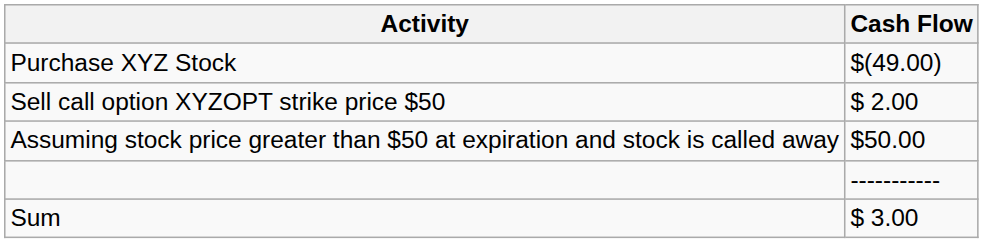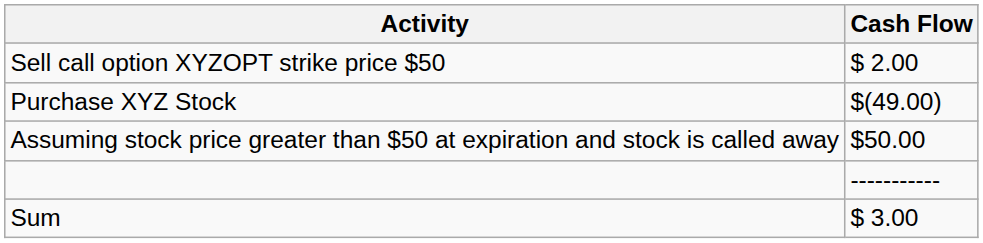rows swapped: (123, 62) <-> (228, 101)
